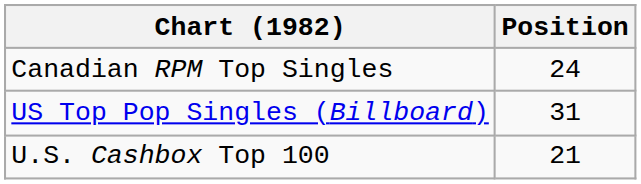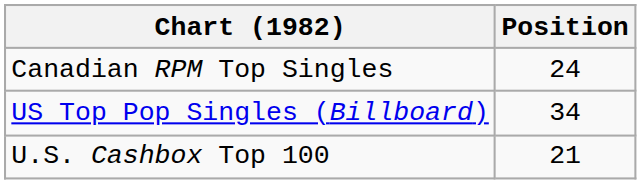(565, 113) 31 -> (565, 113) 34
